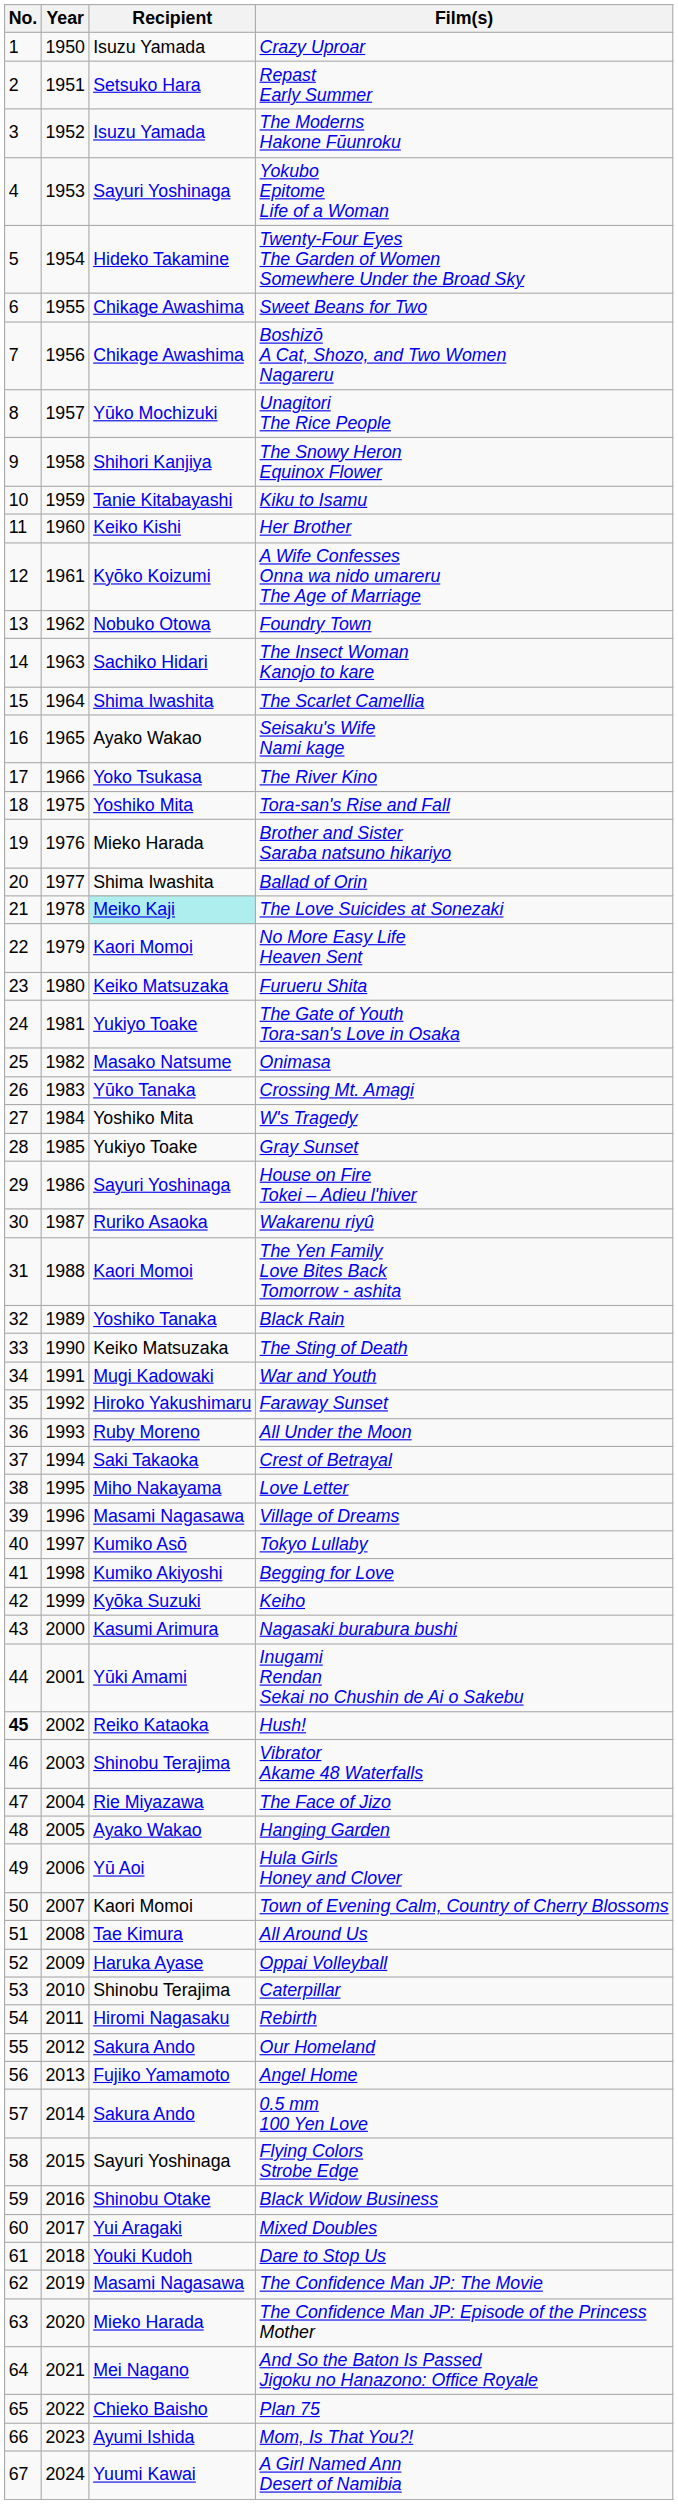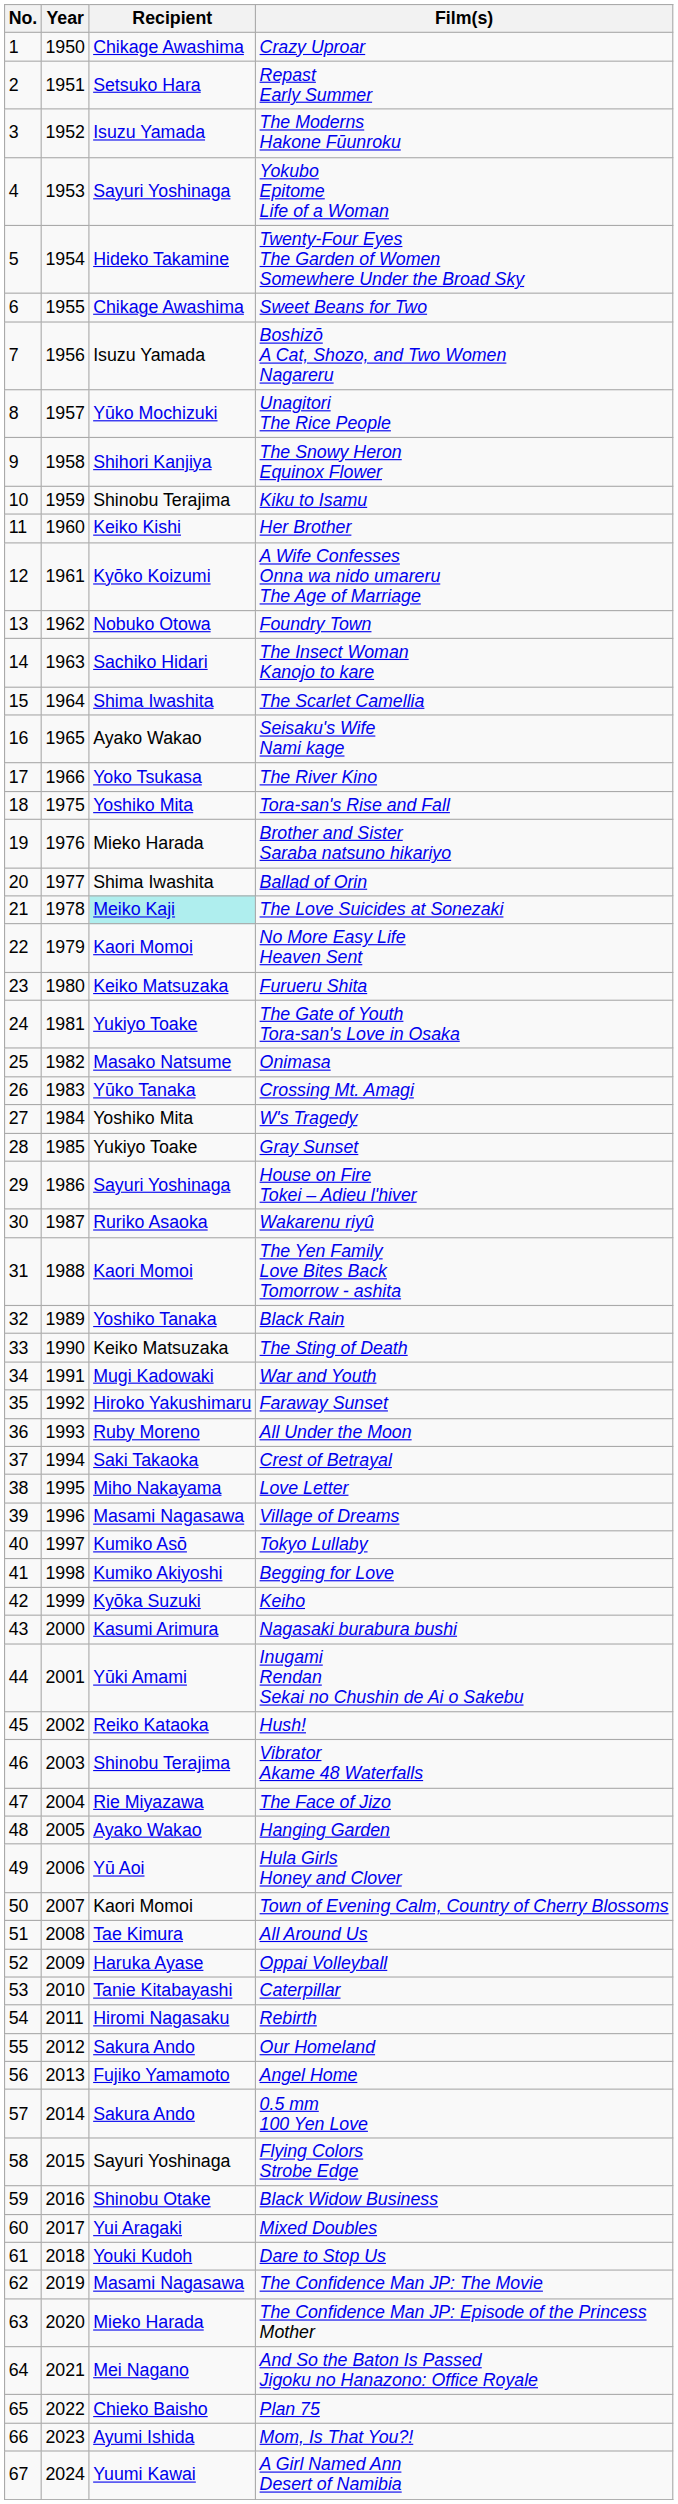(149, 46) Isuzu Yamada -> (169, 46) Chikage Awashima
(169, 355) Chikage Awashima -> (149, 355) Isuzu Yamada
(163, 500) Tanie Kitabayashi -> (162, 500) Shinobu Terajima
(19, 1725) bold -> (19, 1725) normal
(162, 1990) Shinobu Terajima -> (163, 1990) Tanie Kitabayashi
